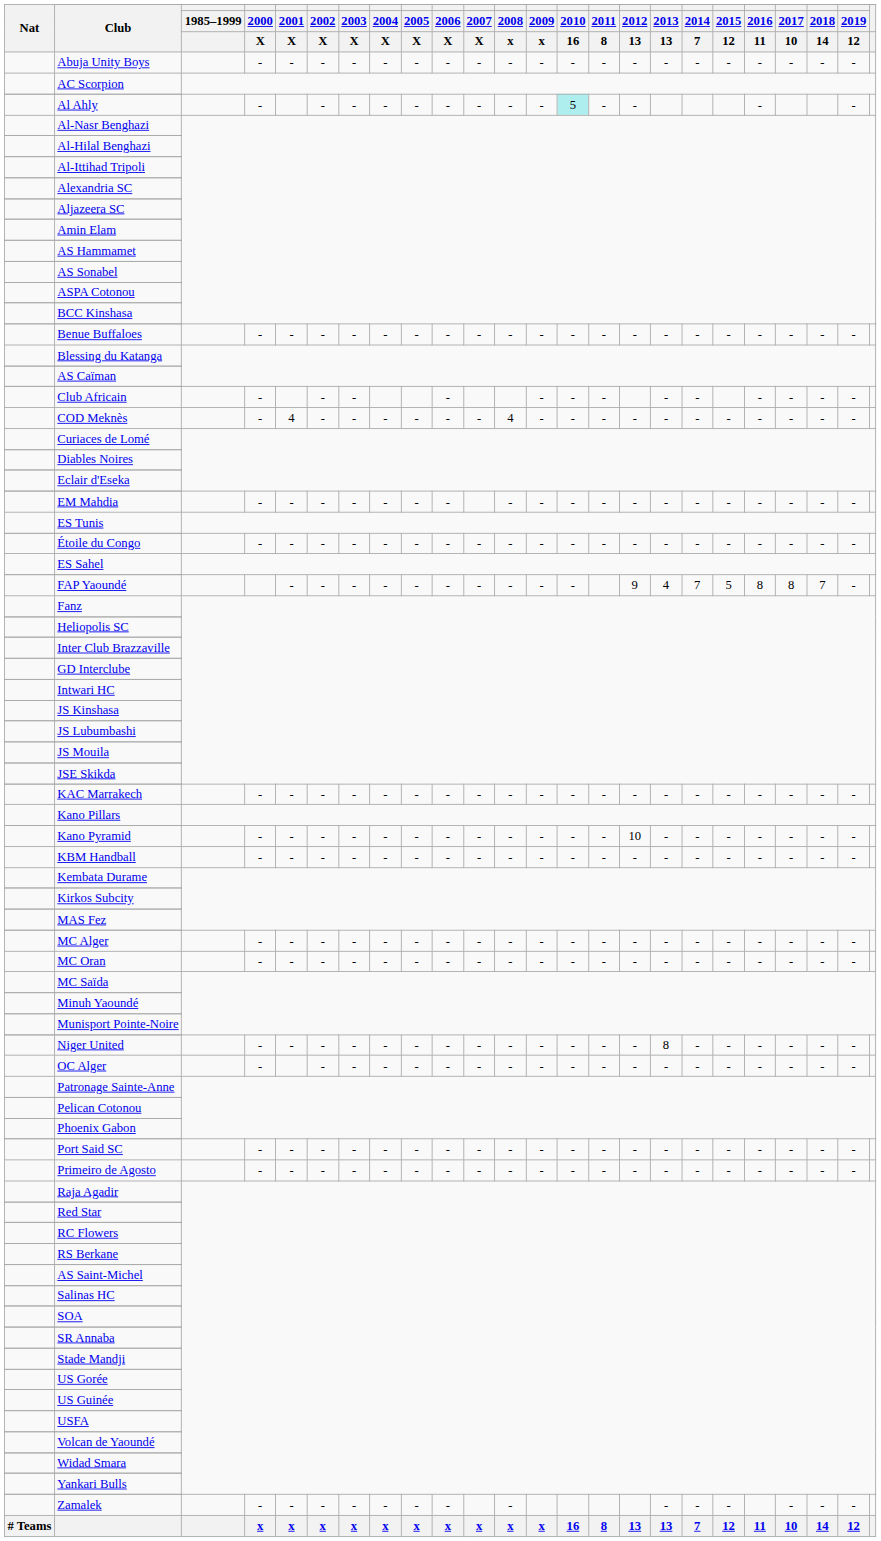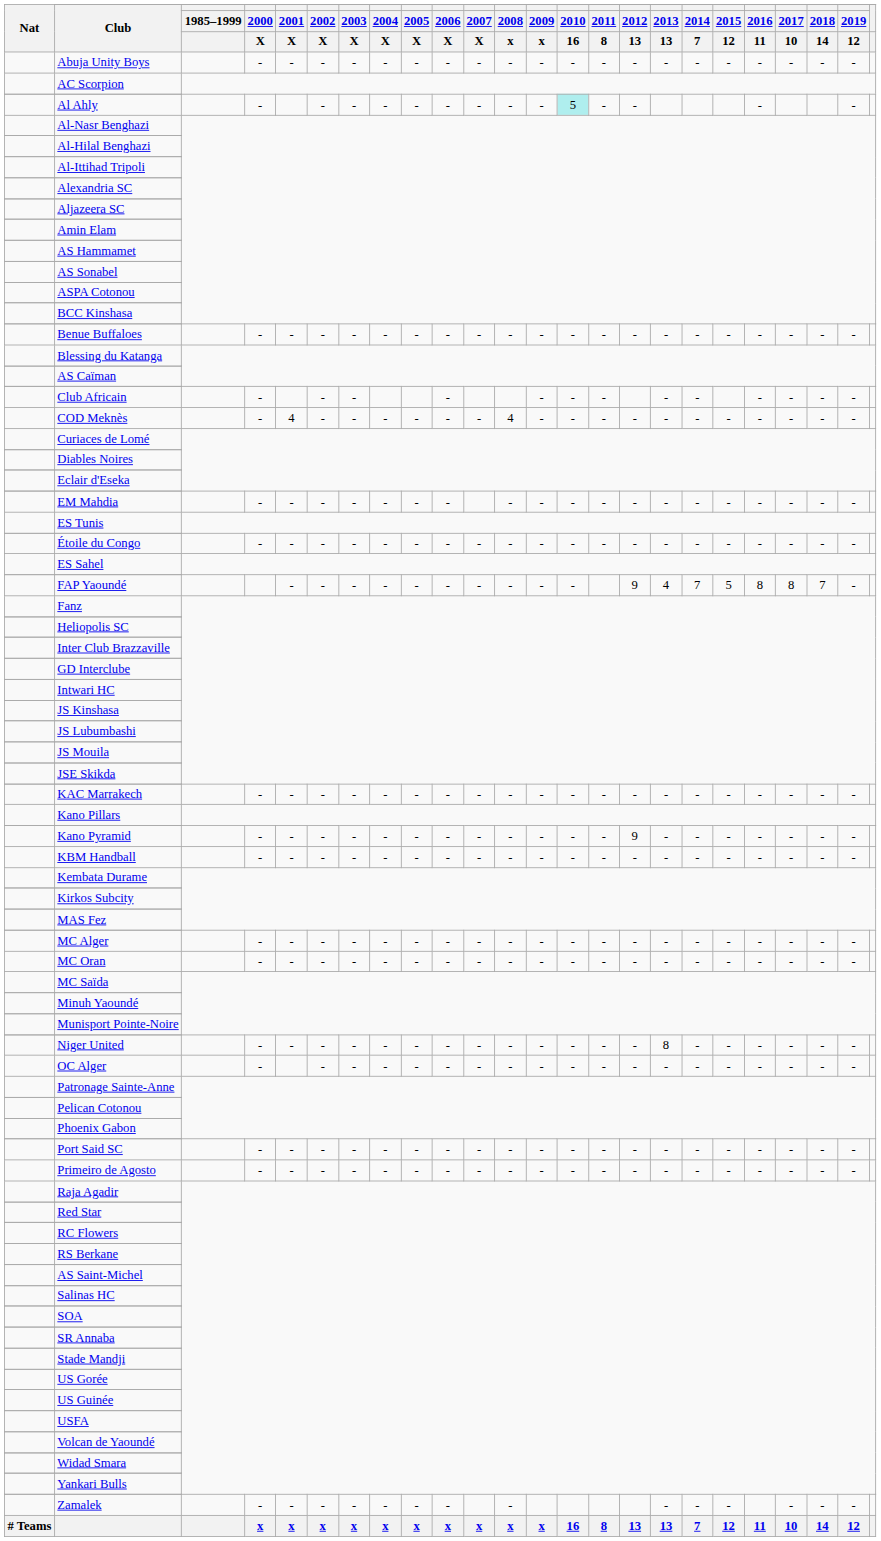(635, 836) 10 -> (635, 836) 9
